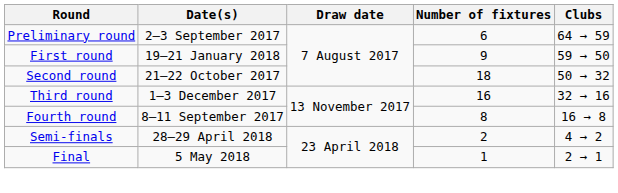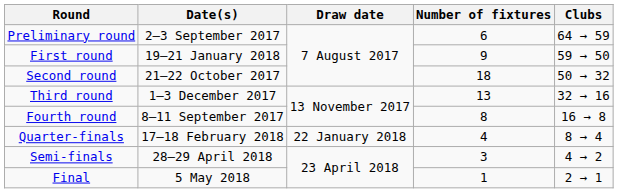(484, 96) 16 -> (484, 96) 13
+ row: (71, 137)
(484, 137) 2 -> (484, 157) 3
